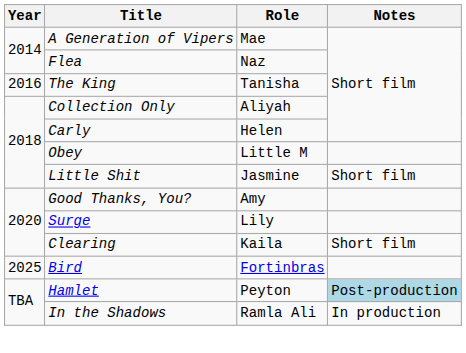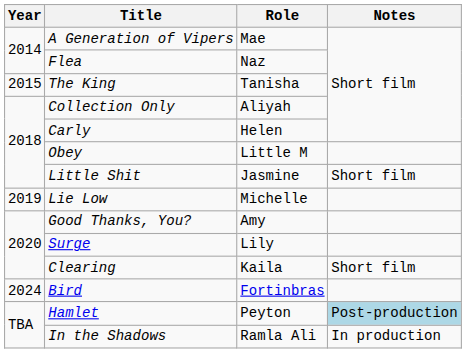(25, 85) 2016 -> (25, 85) 2015
+ row: (78, 199)
(25, 268) 2025 -> (25, 291) 2024
